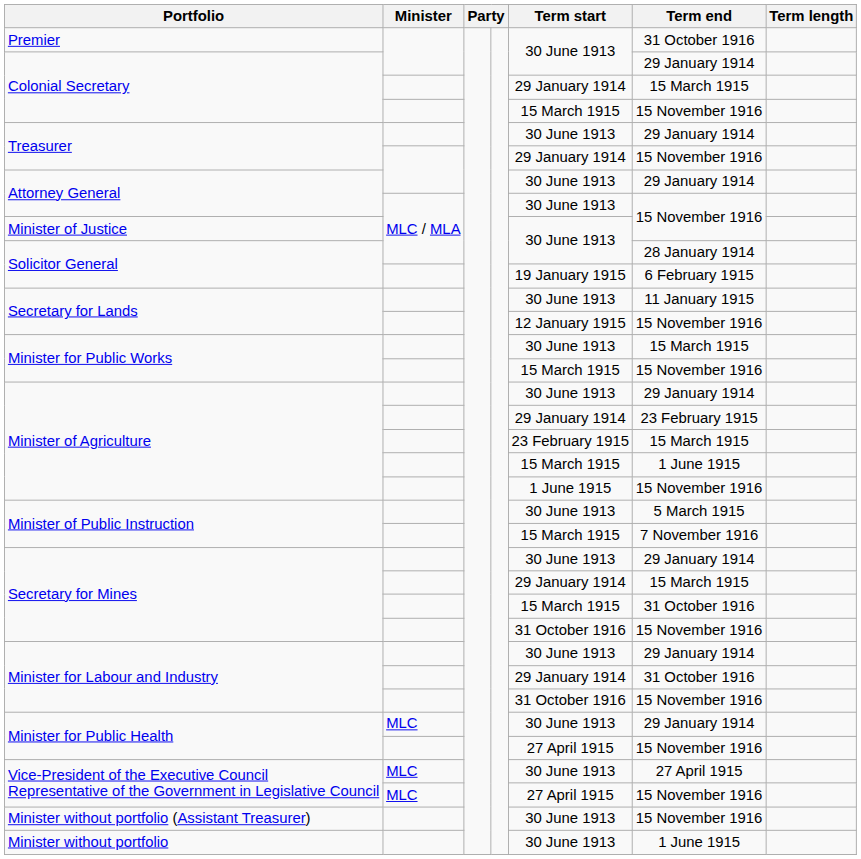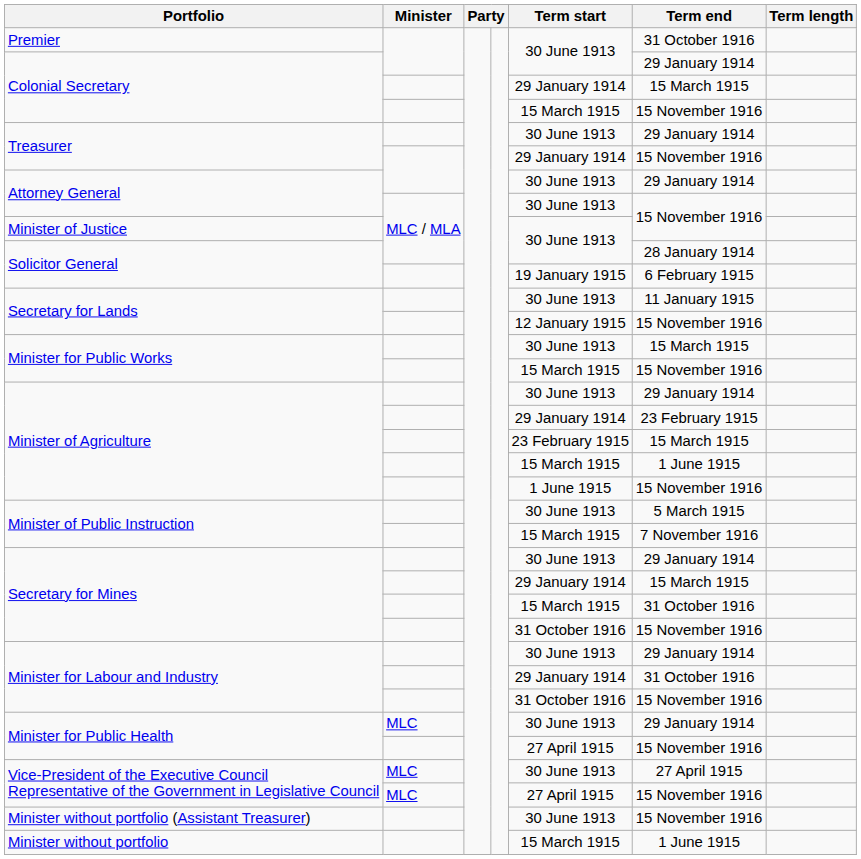(570, 842) 30 June 1913 -> (570, 842) 15 March 1915
